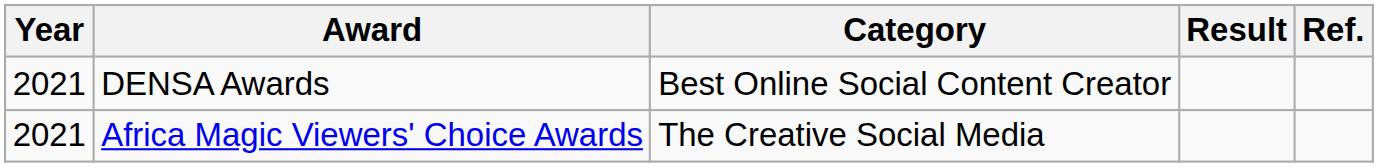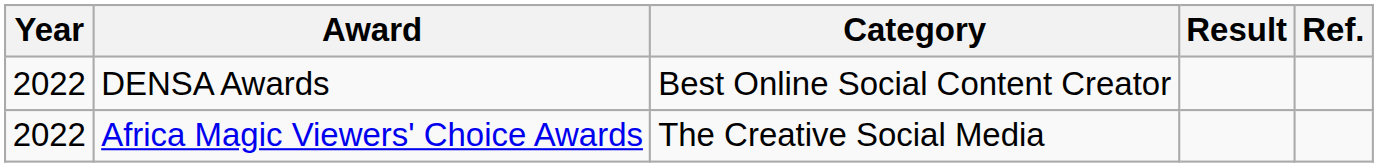(49, 82) 2021 -> (49, 82) 2022
(49, 135) 2021 -> (49, 135) 2022
